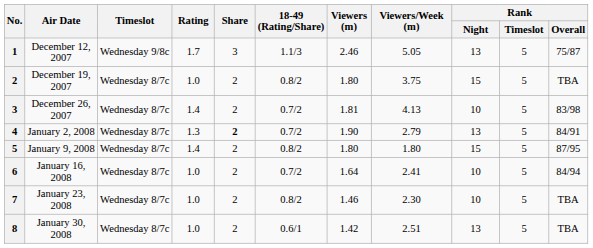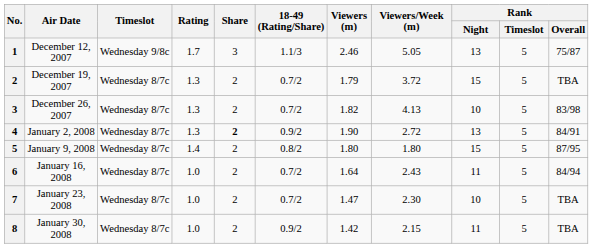(193, 80) 1.0 -> (193, 80) 1.3
(291, 80) 0.8/2 -> (291, 80) 0.7/2
(349, 80) 1.80 -> (349, 80) 1.79
(411, 80) 3.75 -> (411, 80) 3.72
(193, 109) 1.4 -> (193, 109) 1.3
(349, 109) 1.81 -> (349, 109) 1.82
(291, 132) 0.7/2 -> (291, 132) 0.9/2
(411, 132) 2.79 -> (411, 132) 2.72
(411, 171) 2.41 -> (411, 171) 2.43
(476, 171) 10 -> (476, 171) 11
(291, 200) 0.8/2 -> (291, 200) 0.7/2
(349, 200) 1.46 -> (349, 200) 1.47
(291, 228) 0.6/1 -> (291, 228) 0.9/2
(411, 228) 2.51 -> (411, 228) 2.15
(476, 228) 13 -> (476, 228) 11
